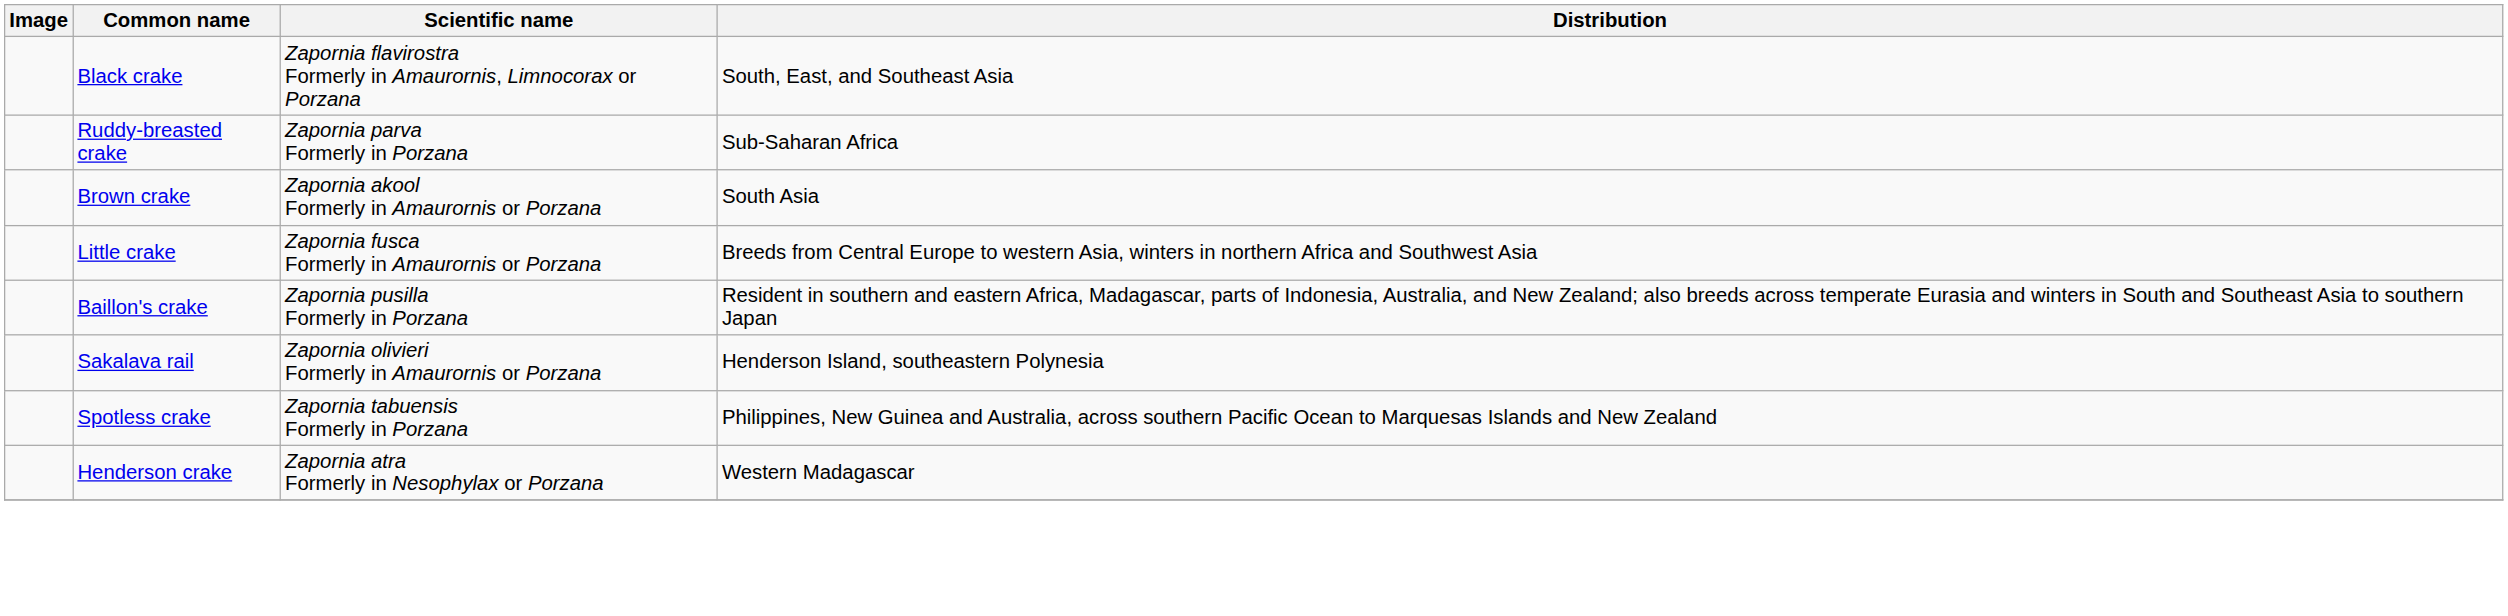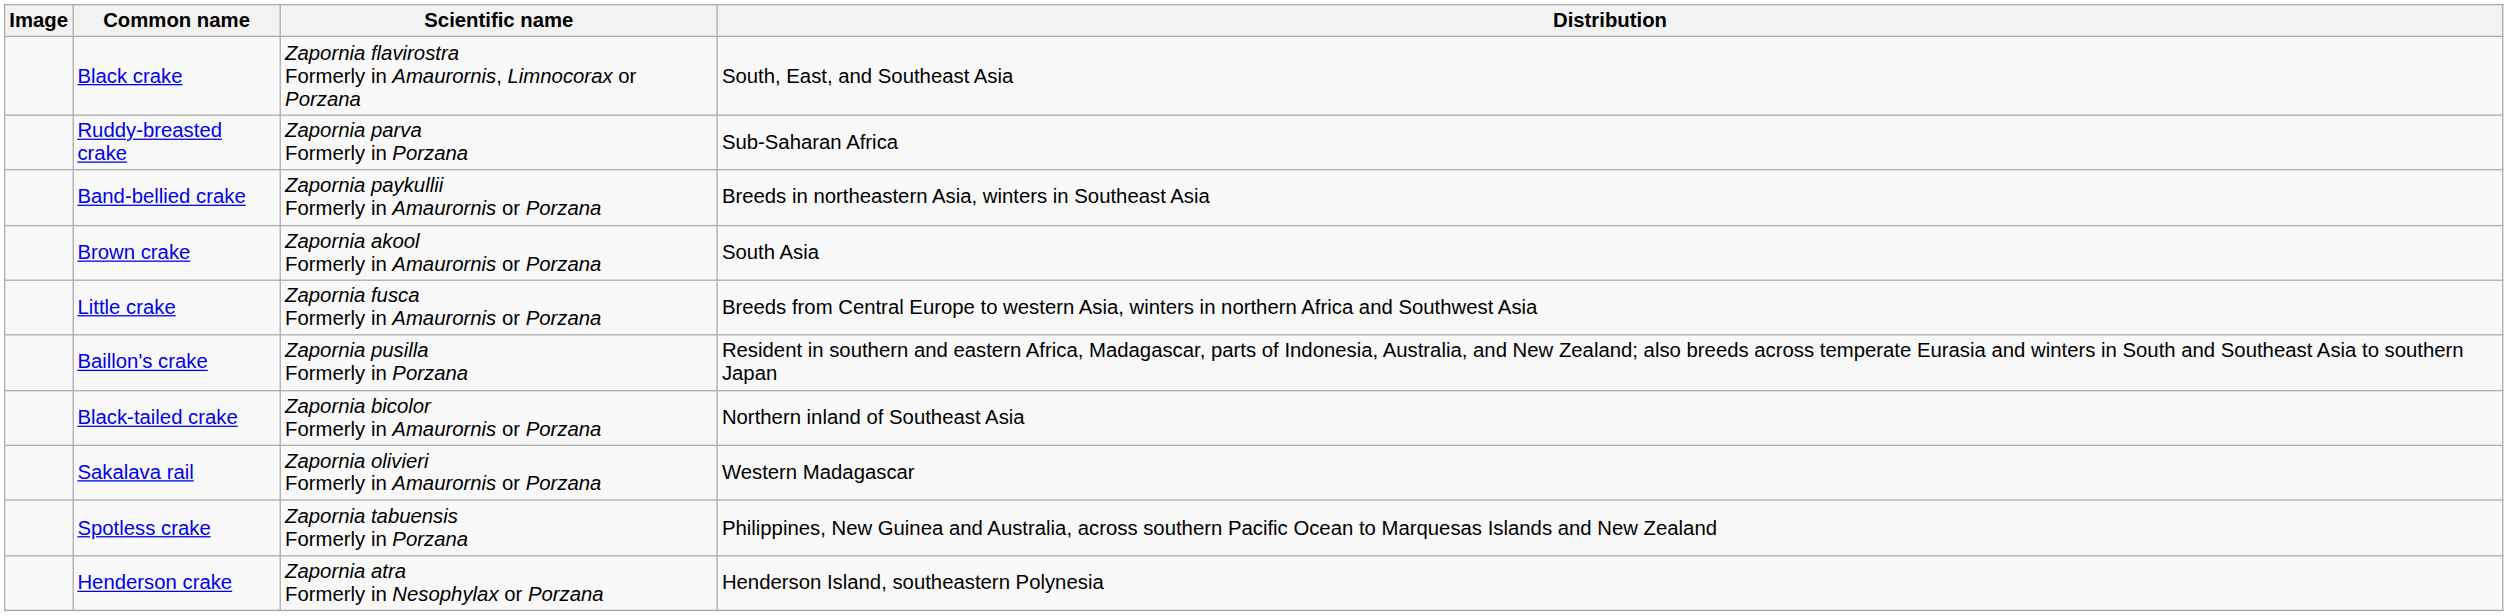+ row: (162, 197)
+ row: (158, 417)
(913, 362) Henderson Island, southeastern Polynesia -> (818, 472) Western Madagascar
(818, 472) Western Madagascar -> (913, 582) Henderson Island, southeastern Polynesia
